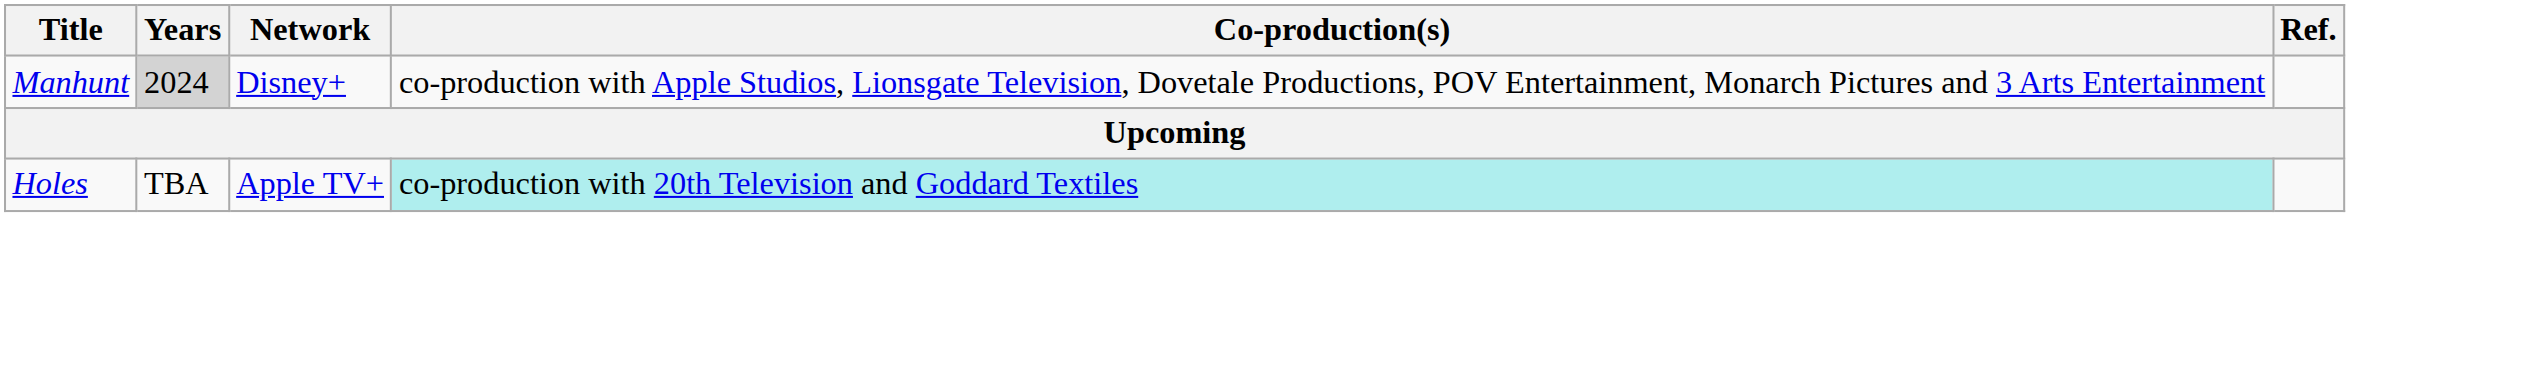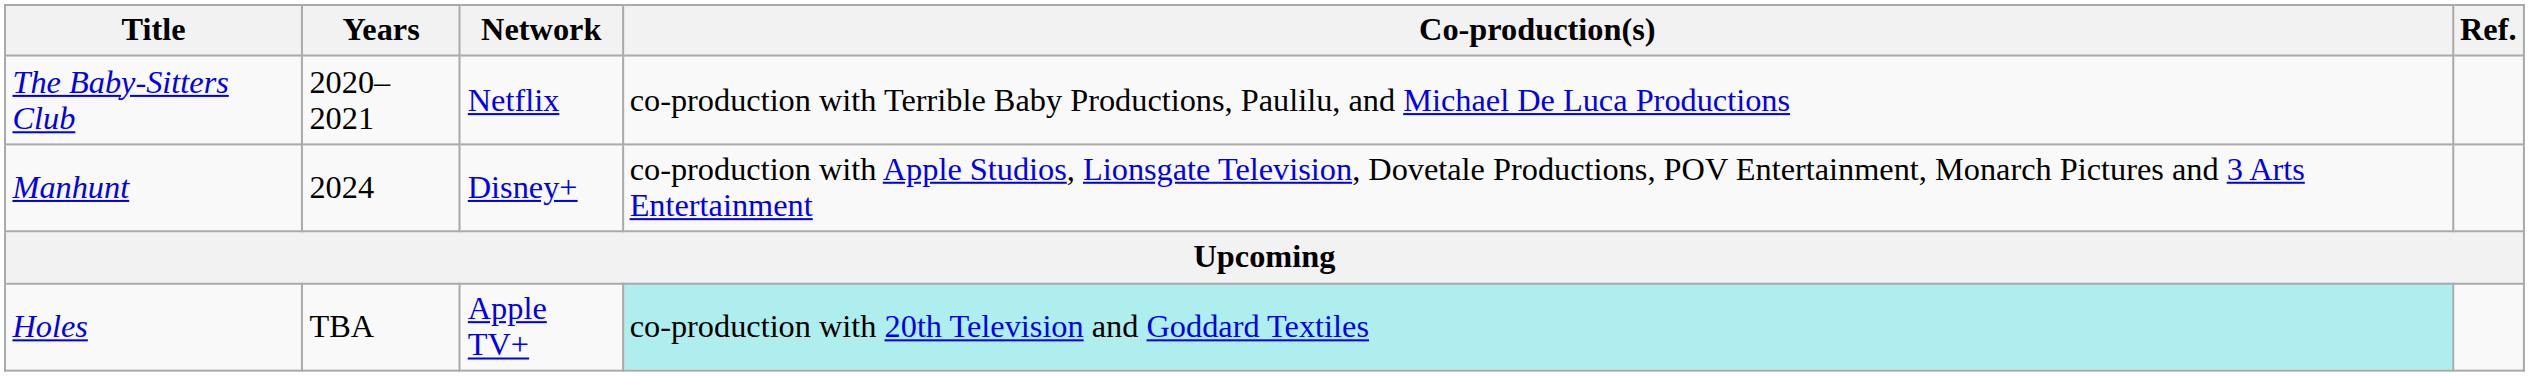+ row: (121, 99)
(176, 81) lightgrey background -> (342, 187) no background
